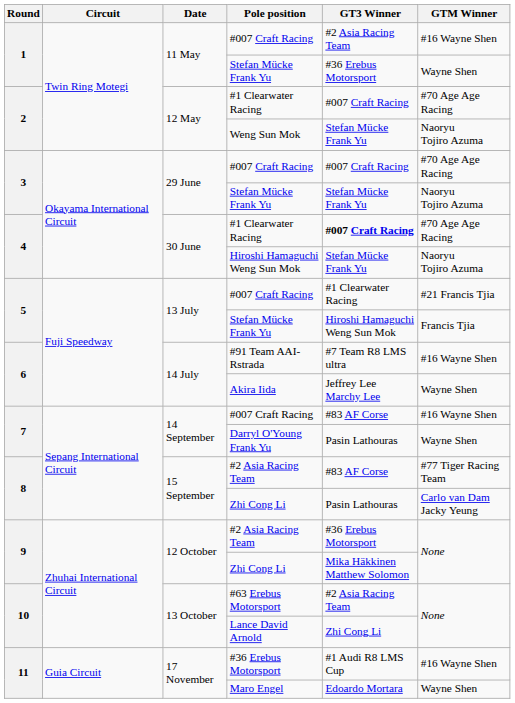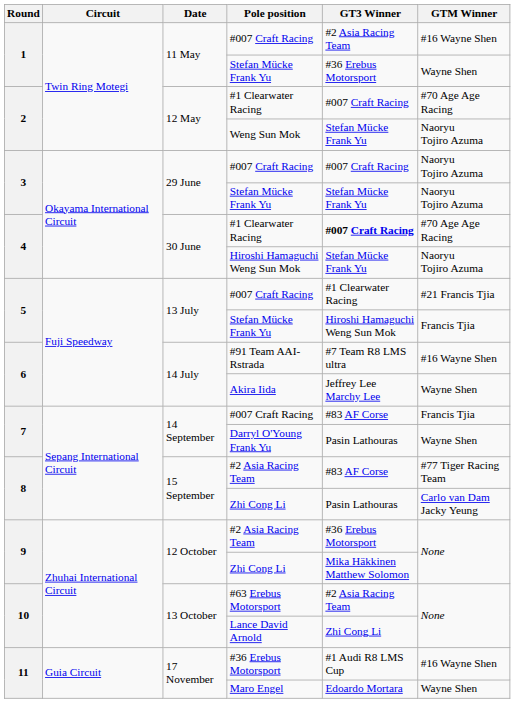(450, 166) #70 Age Age Racing -> (452, 166) Naoryu Tojiro Azuma
(459, 414) #16 Wayne Shen -> (448, 414) Francis Tjia
